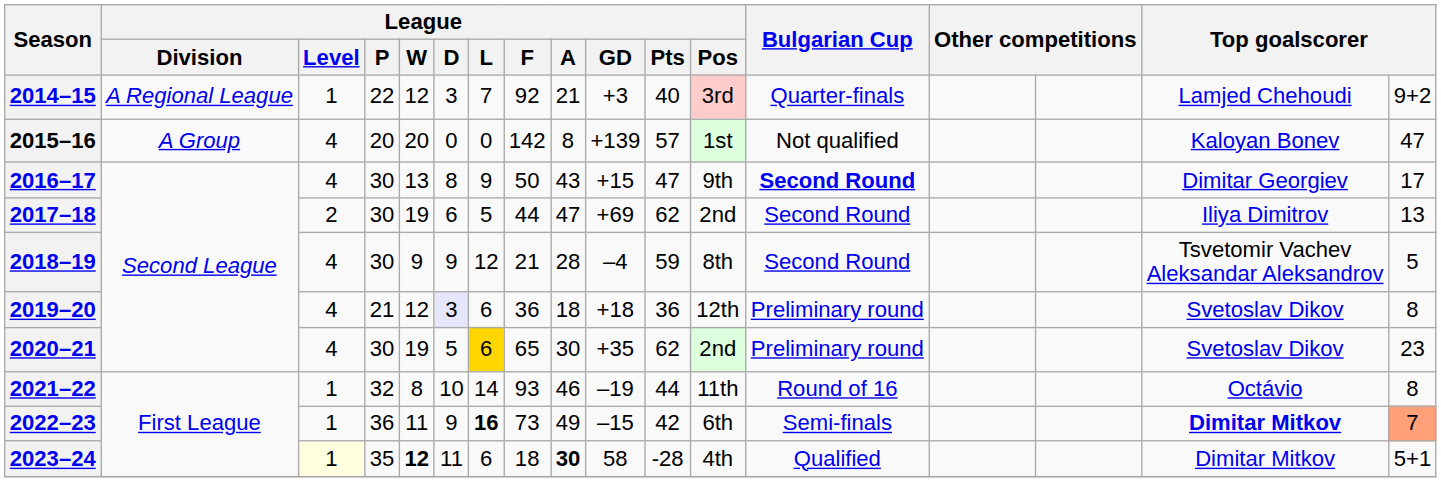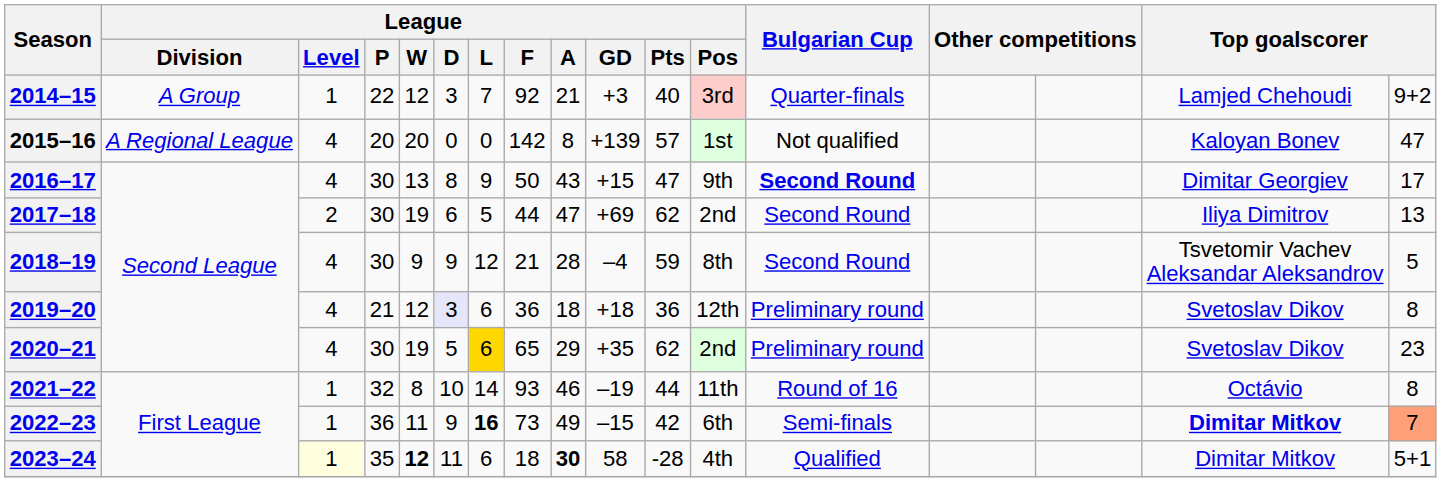(199, 96) A Regional League -> (199, 96) A Group
(199, 140) A Group -> (199, 140) A Regional League
(568, 349) 30 -> (568, 349) 29
